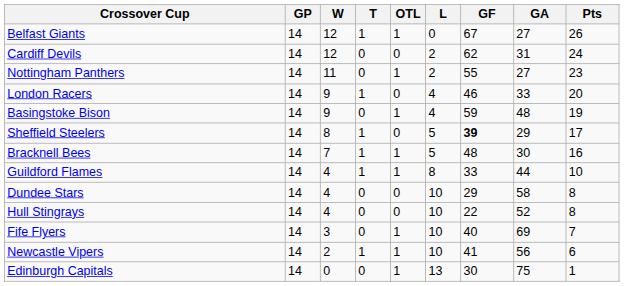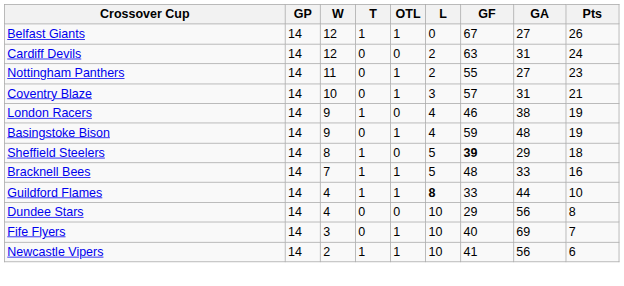(471, 53) 62 -> (471, 53) 63
+ row: (50, 93)
(523, 93) 33 -> (523, 113) 38
(576, 93) 20 -> (576, 113) 19
(576, 133) 17 -> (576, 152) 18
(523, 152) 30 -> (523, 172) 33
(432, 172) normal -> (432, 192) bold
(523, 192) 58 -> (523, 212) 56
- row: (46, 212)
- row: (60, 271)
